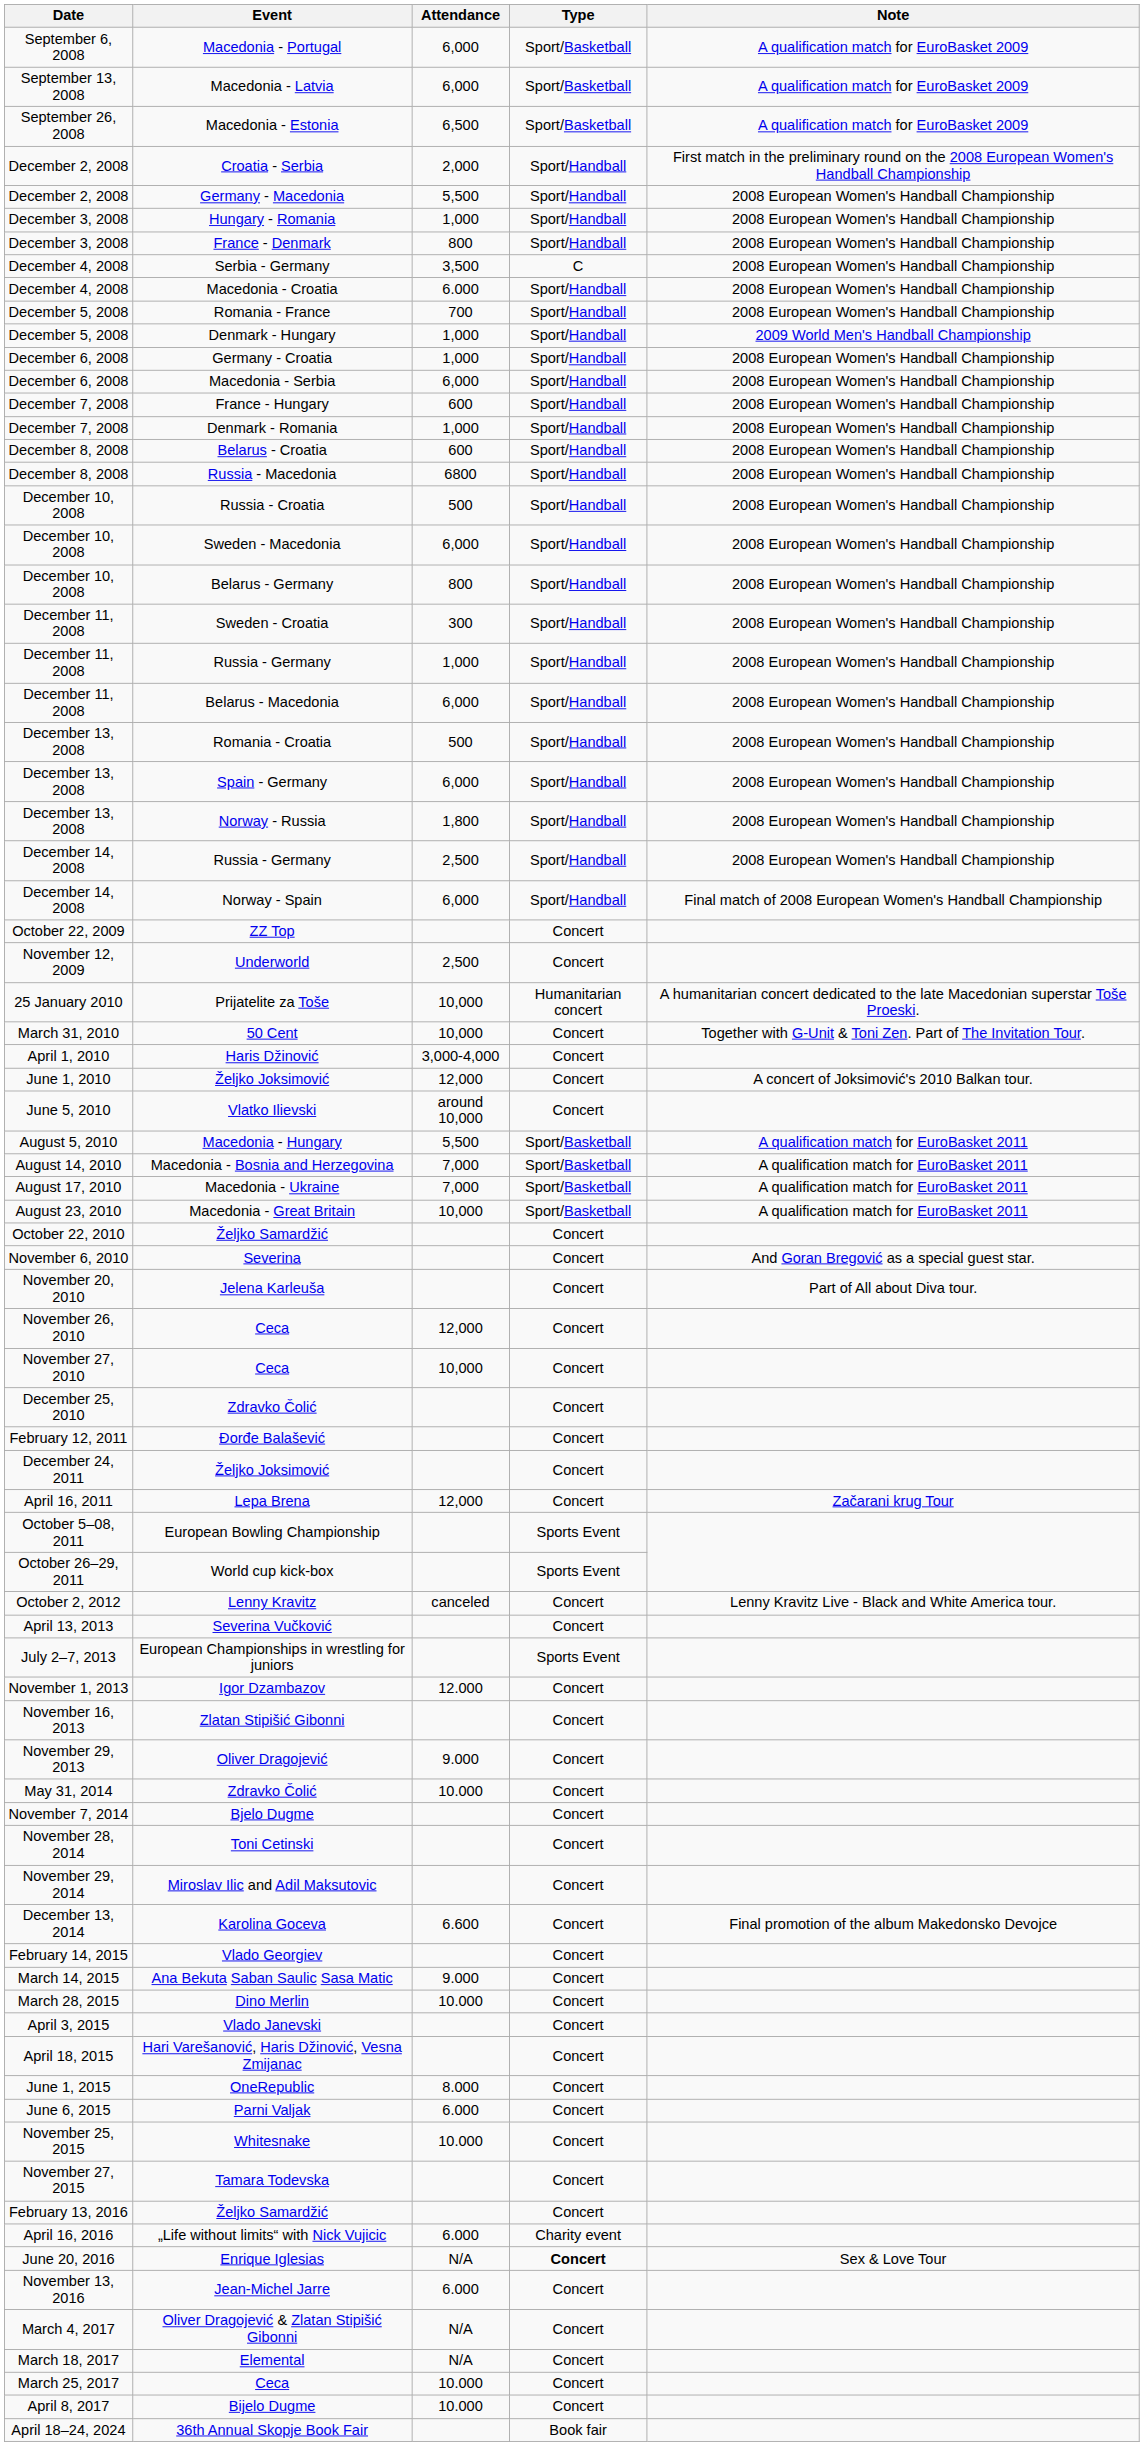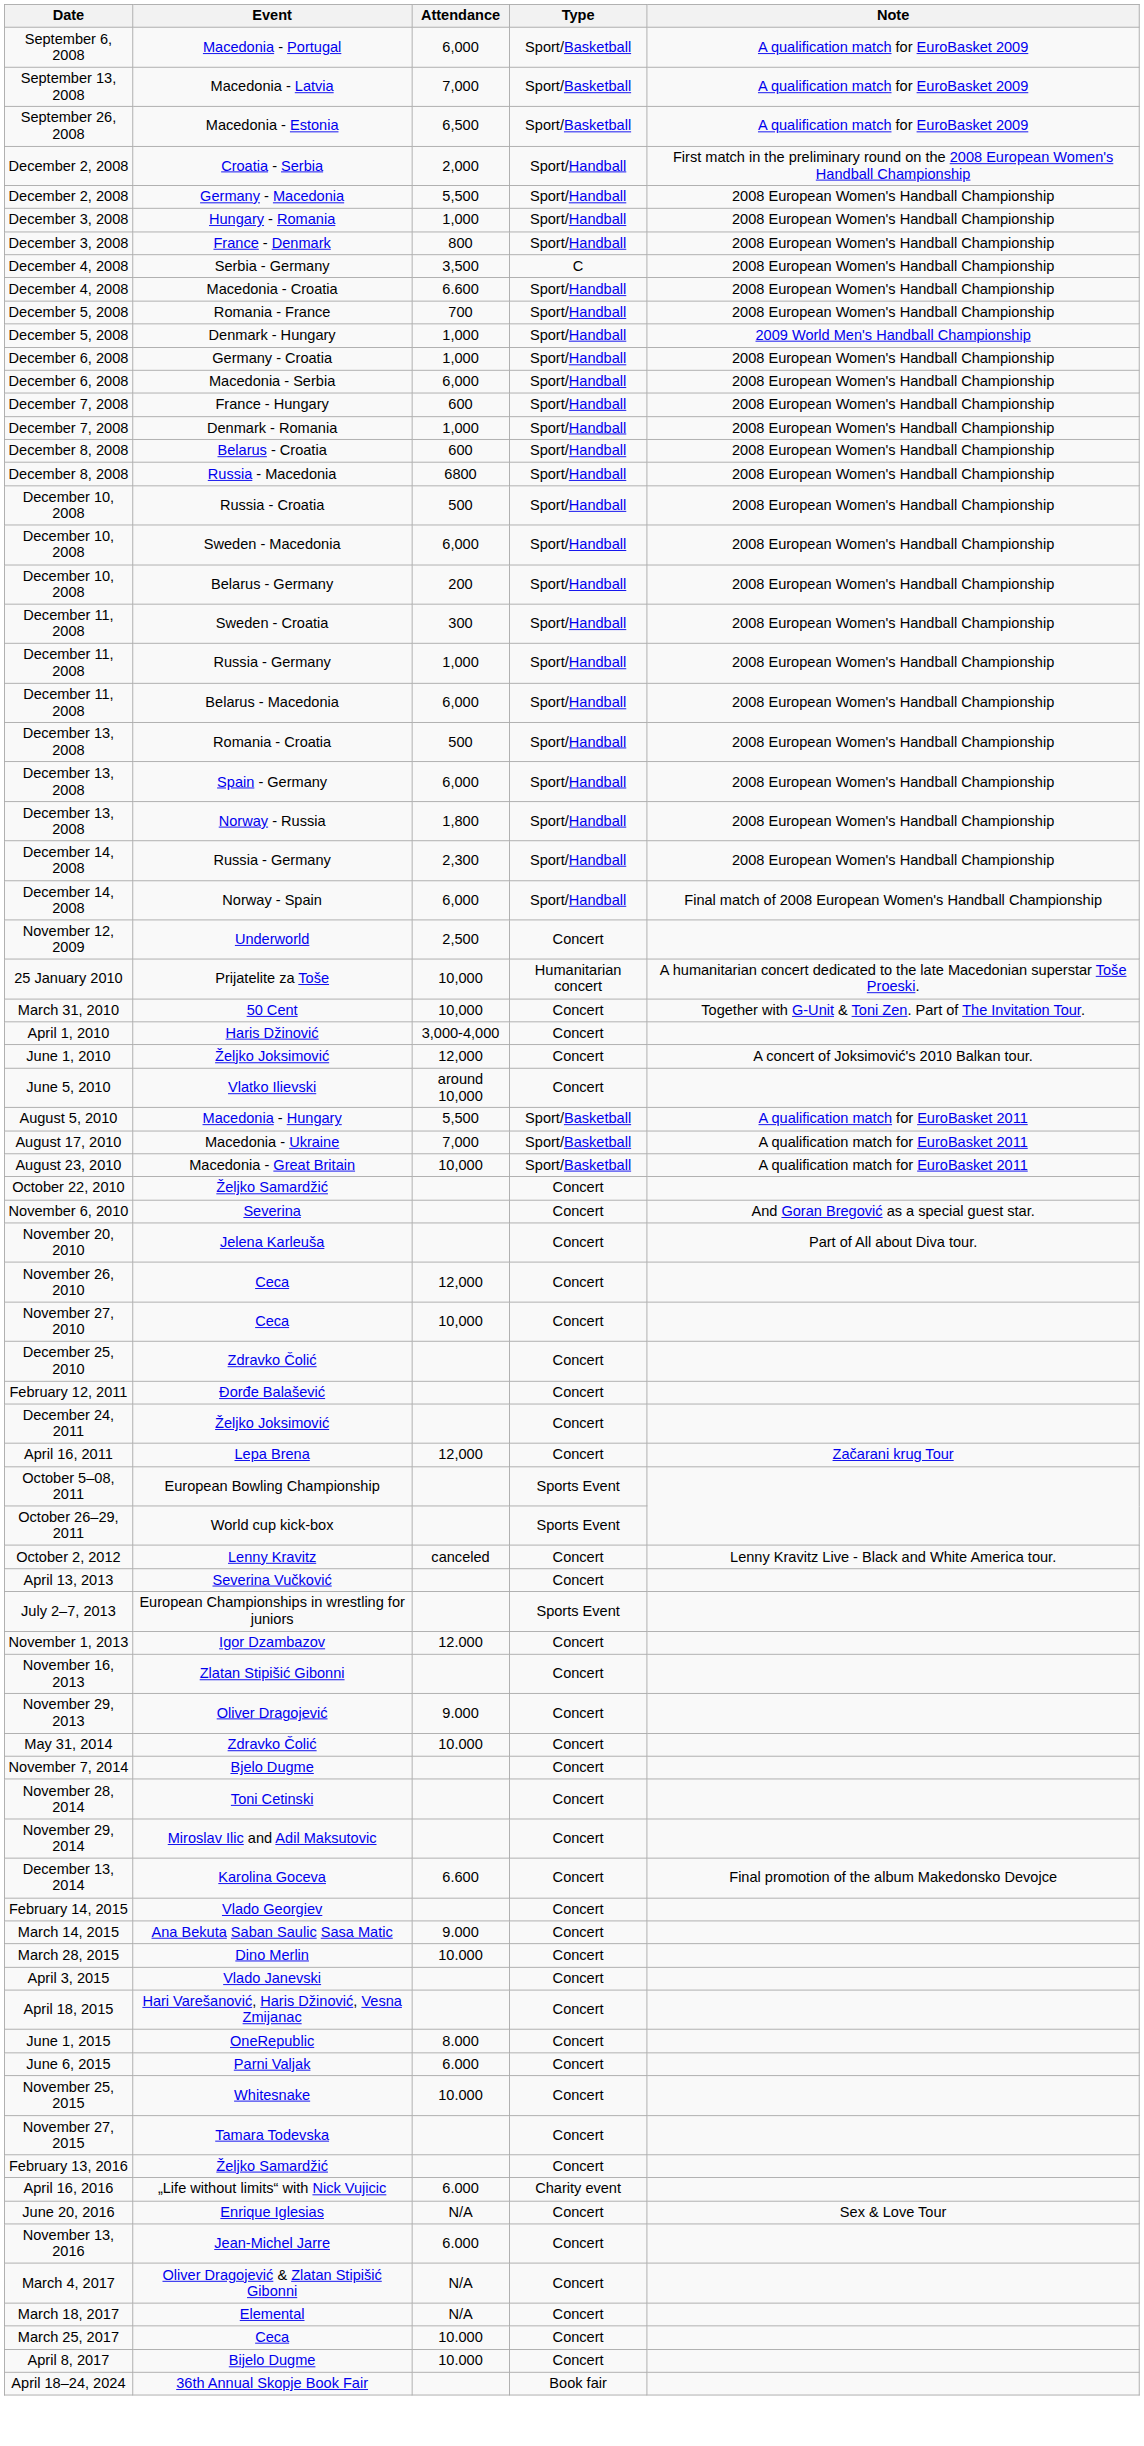(461, 86) 6,000 -> (461, 86) 7,000
(461, 289) 6.000 -> (461, 289) 6.600
(461, 584) 800 -> (461, 584) 200
(461, 860) 2,500 -> (461, 860) 2,300
- row: (68, 931)
- row: (68, 1165)
(578, 2258) bold -> (578, 2212) normal
